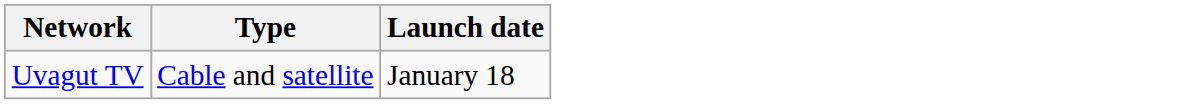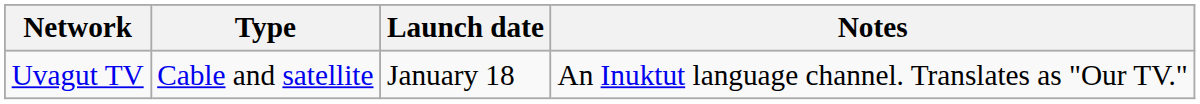+ column: (873, 27)
